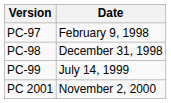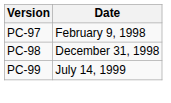- row: (30, 88)
